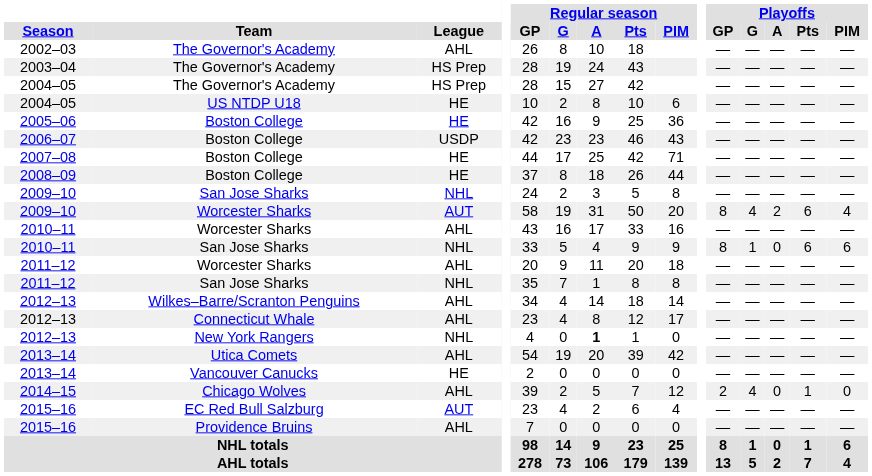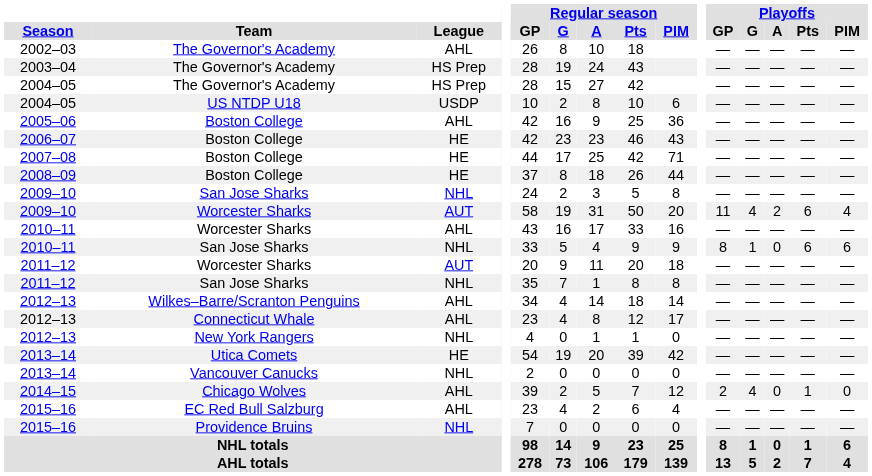(459, 103) HE -> (459, 103) USDP
(459, 121) HE -> (459, 121) AHL
(459, 139) USDP -> (459, 139) HE
(723, 211) 8 -> (723, 211) 11
(459, 265) AHL -> (459, 265) AUT
(596, 337) bold -> (596, 337) normal
(459, 355) AHL -> (459, 355) HE
(459, 373) HE -> (459, 373) NHL
(459, 409) AUT -> (459, 409) AHL
(459, 427) AHL -> (459, 427) NHL
